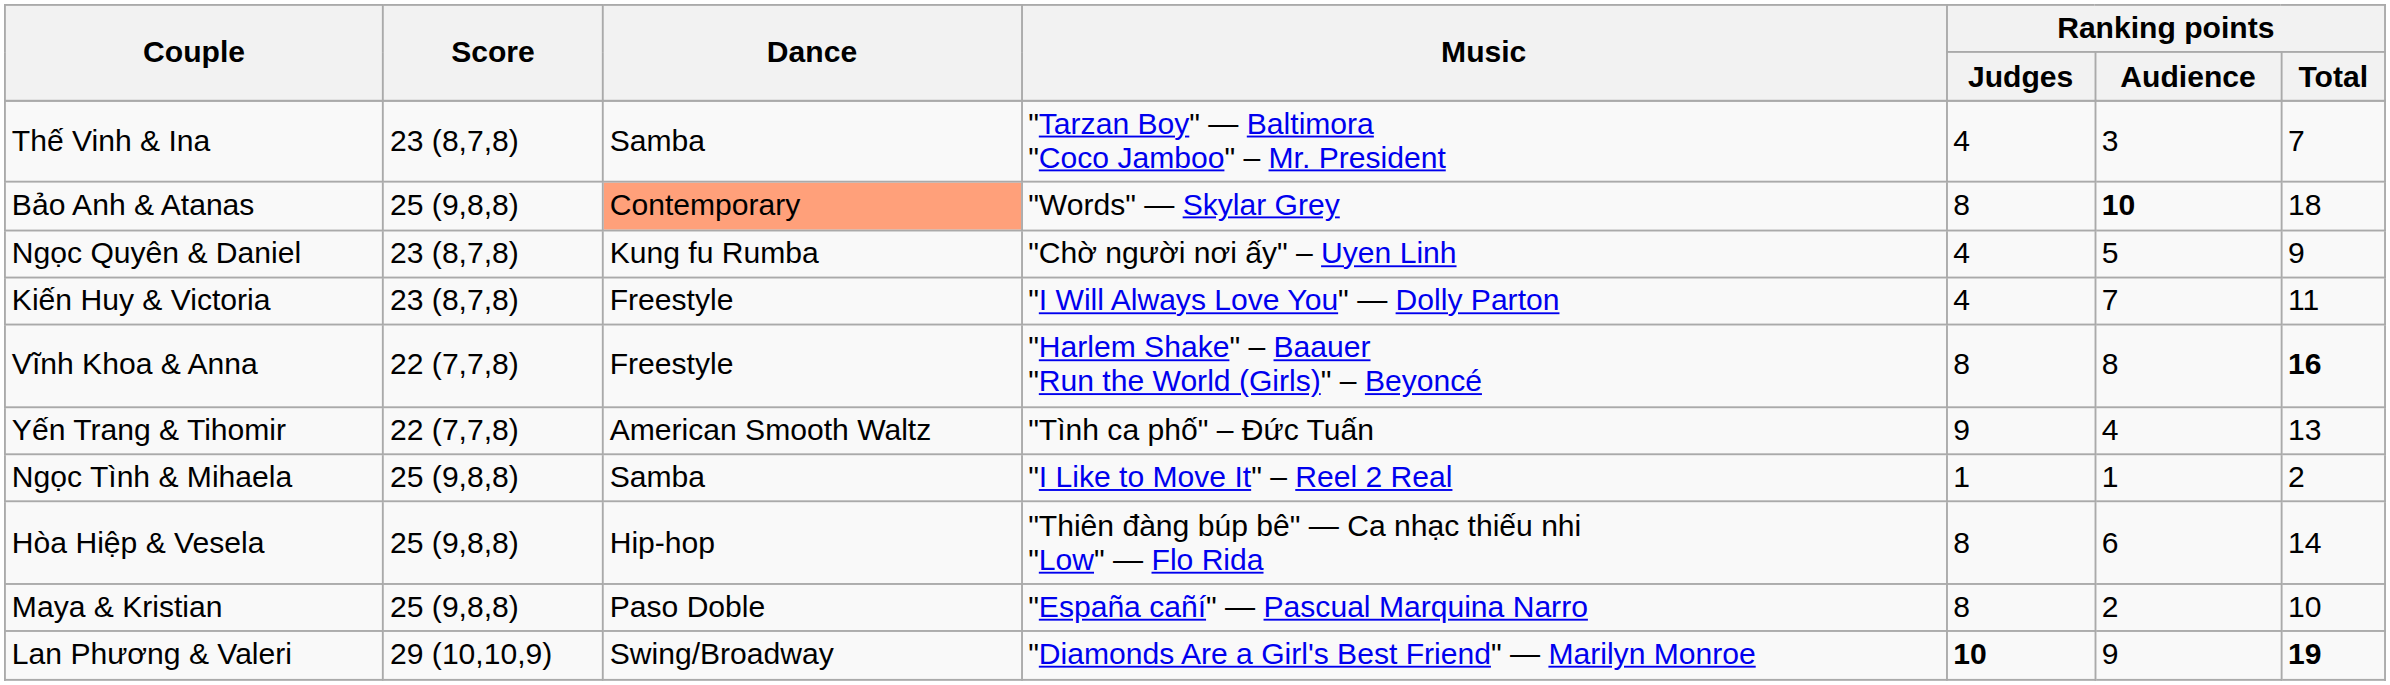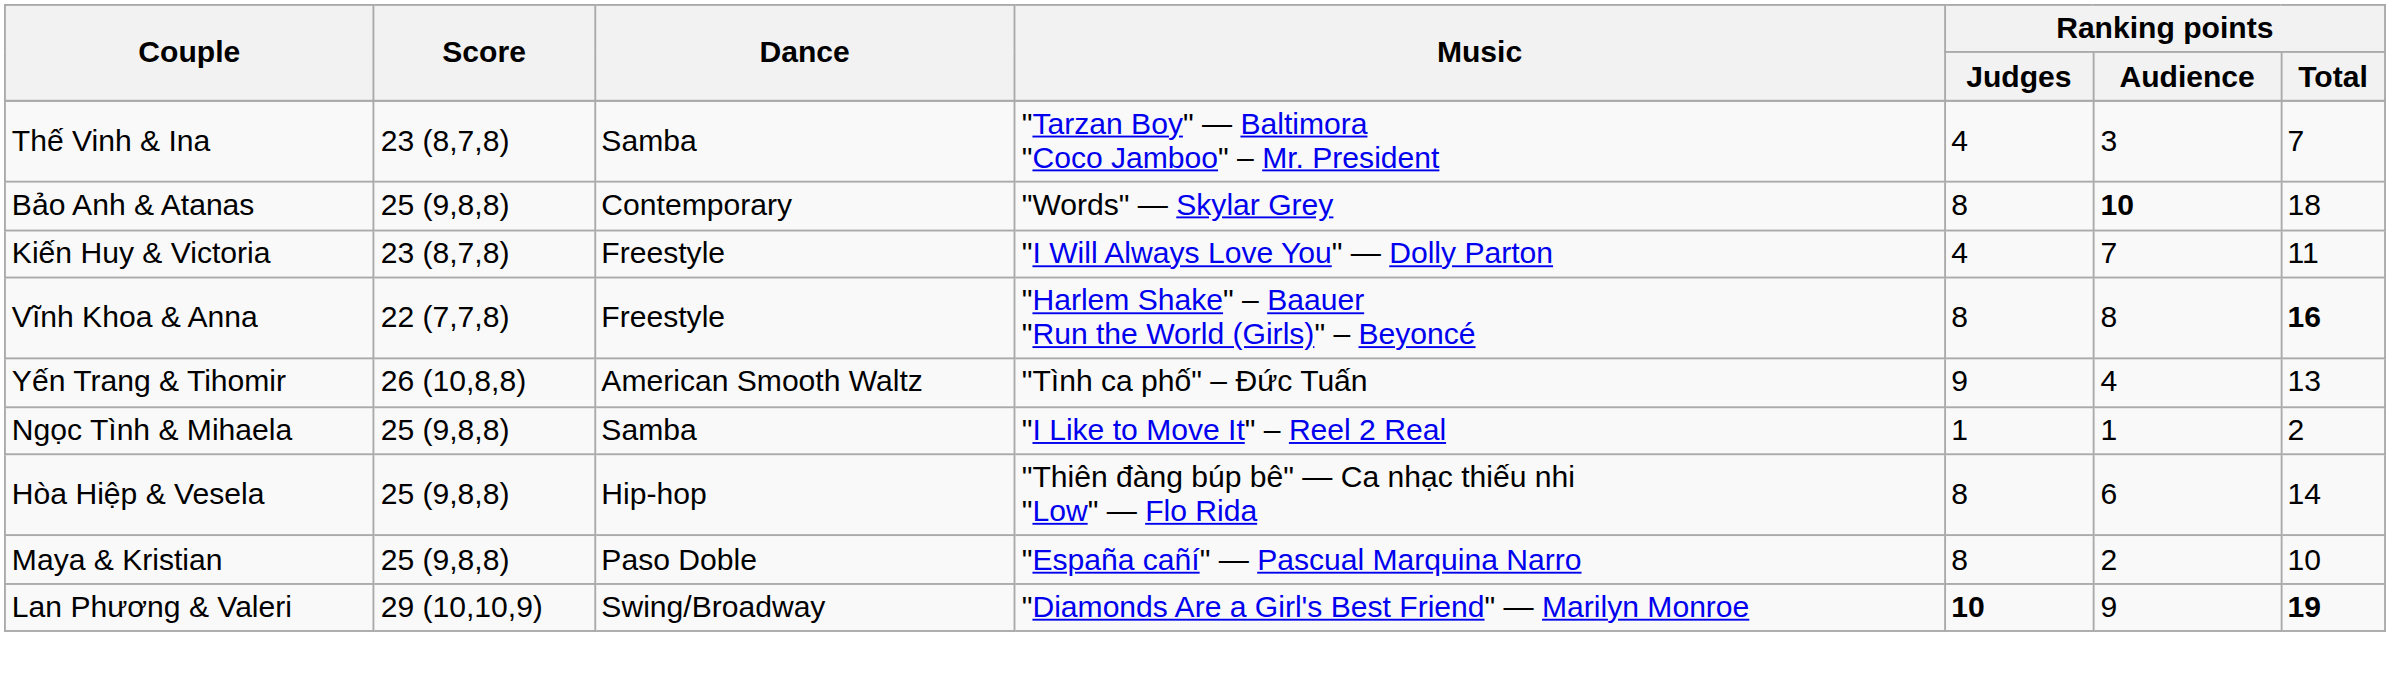(705, 205) lightsalmon background -> (697, 205) no background
- row: (157, 253)
(454, 429) 22 (7,7,8) -> (453, 382) 26 (10,8,8)
